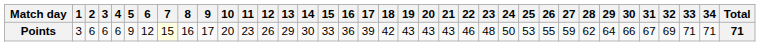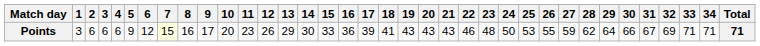(388, 31) 42 -> (388, 31) 41
